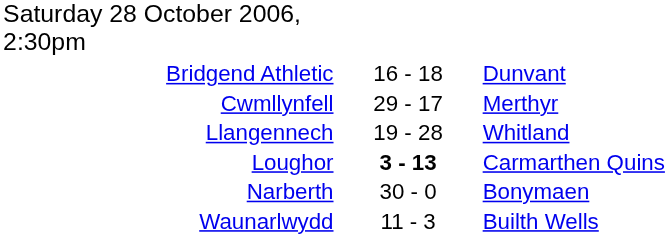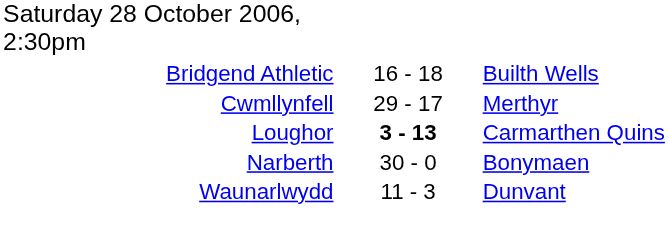(524, 74) Dunvant -> (541, 74) Builth Wells
- row: (270, 132)
(541, 221) Builth Wells -> (524, 191) Dunvant
